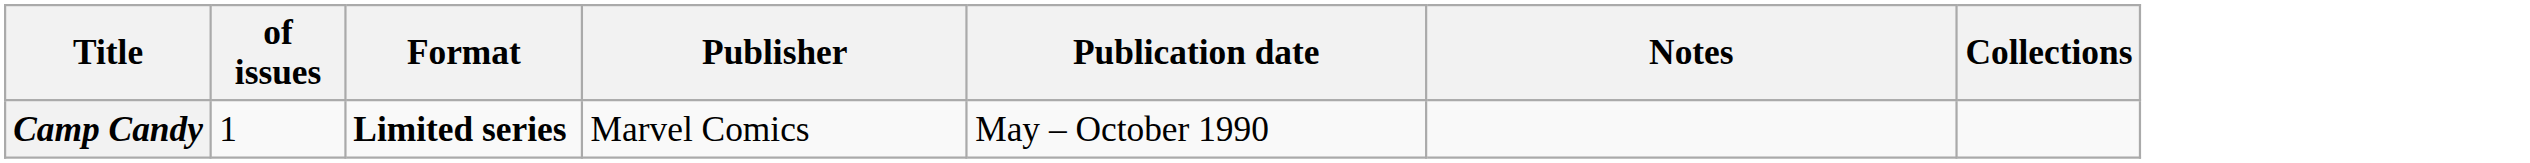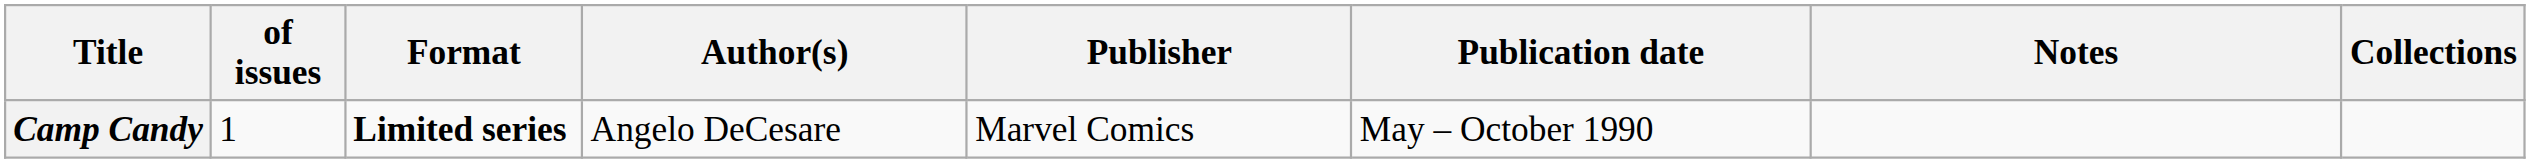+ column: (775, 52)
